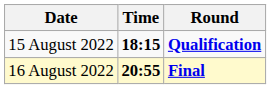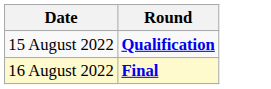- column: (141, 17)
